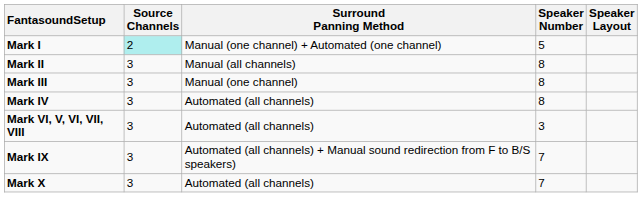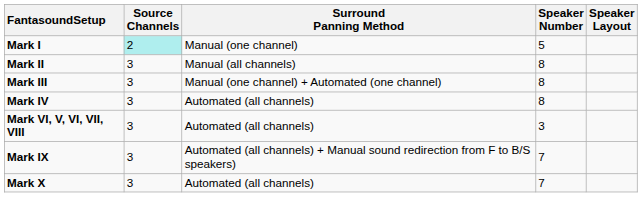(313, 45) Manual (one channel) + Automated (one channel) -> (241, 45) Manual (one channel)
(241, 82) Manual (one channel) -> (313, 82) Manual (one channel) + Automated (one channel)
